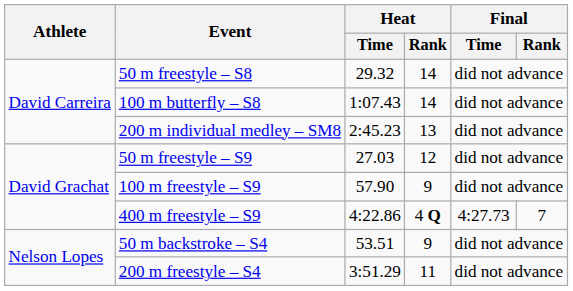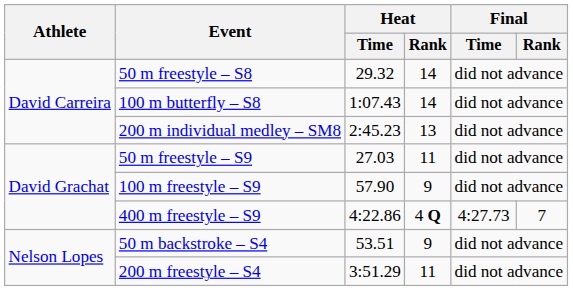(428, 158) 12 -> (428, 158) 11
